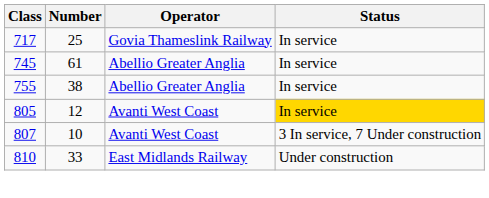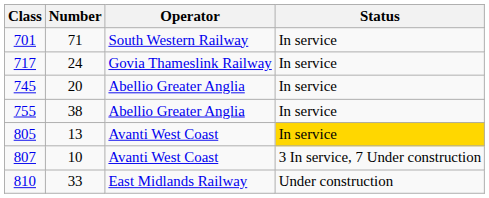+ row: (25, 39)
(75, 39) 25 -> (75, 63) 24
(75, 63) 61 -> (75, 87) 20
(75, 110) 12 -> (75, 134) 13
